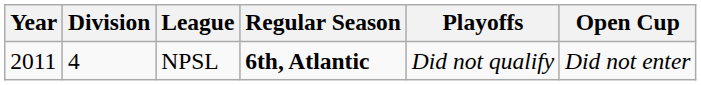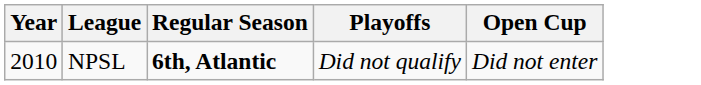- column: (109, 23)
(33, 60) 2011 -> (34, 60) 2010
